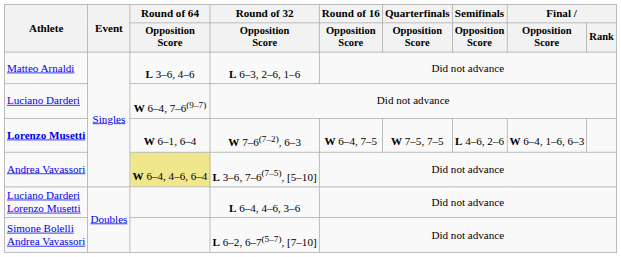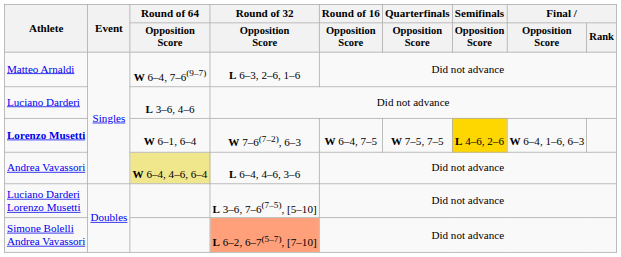(170, 75) L 3–6, 4–6 -> (170, 76) W 6–4, 7–6(9–7)
(170, 107) W 6–4, 7–6(9–7) -> (170, 109) L 3–6, 4–6
(479, 142) no background -> (479, 142) gold background
(265, 176) L 3–6, 7–6(7–5), [5–10] -> (265, 175) L 6–4, 4–6, 3–6
(265, 209) L 6–4, 4–6, 3–6 -> (265, 207) L 3–6, 7–6(7–5), [5–10]
(265, 242) no background -> (265, 242) lightsalmon background
